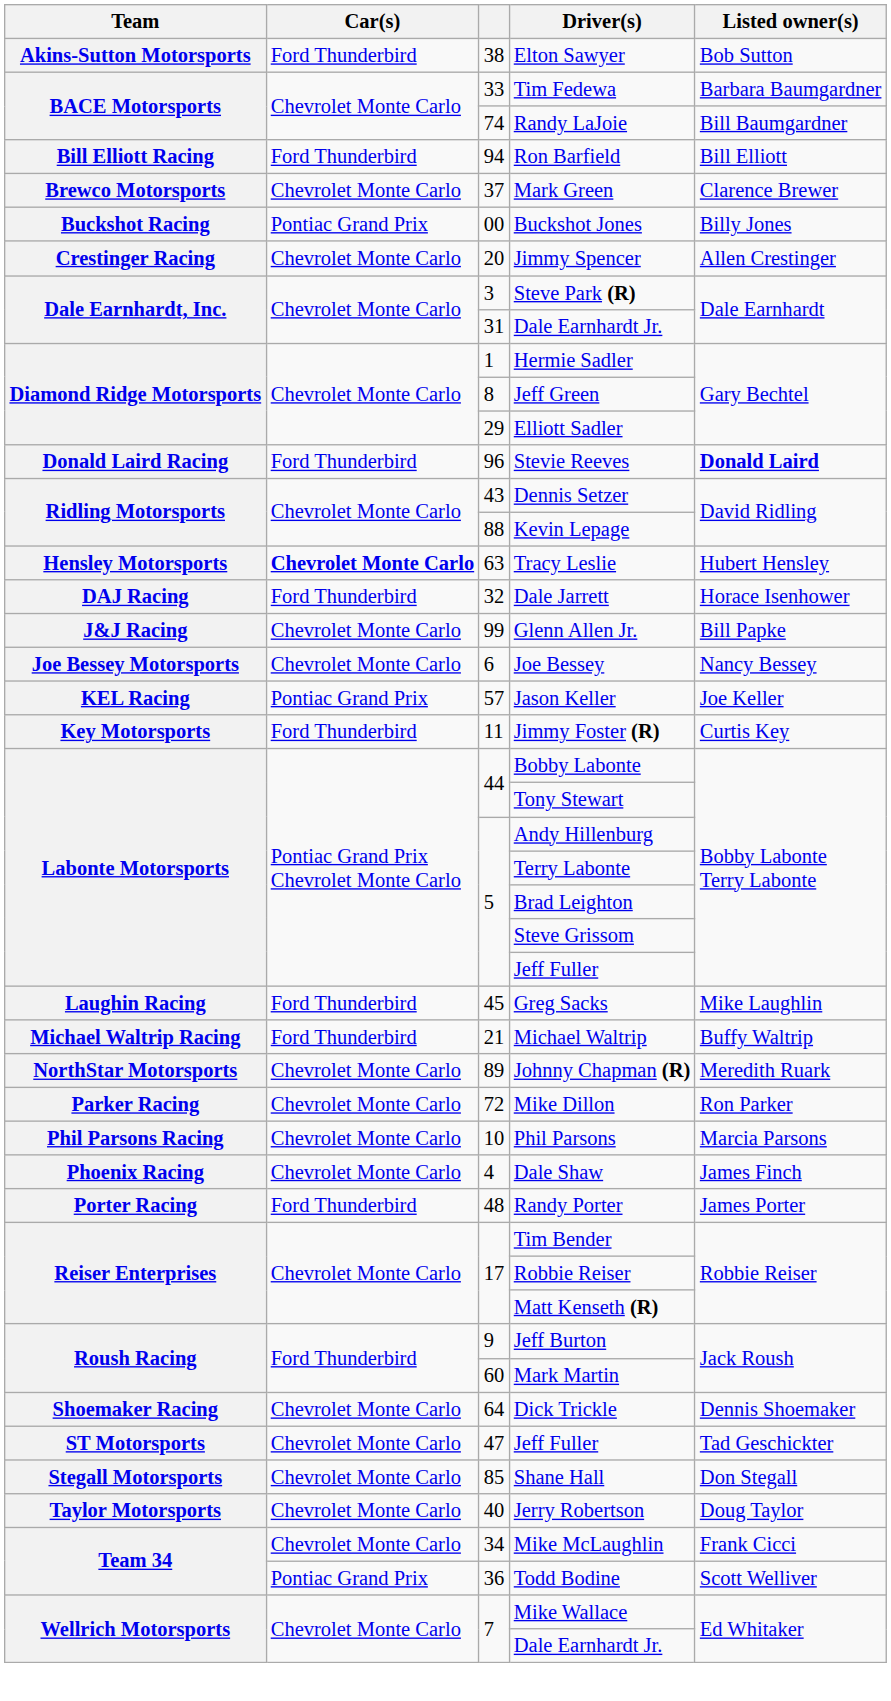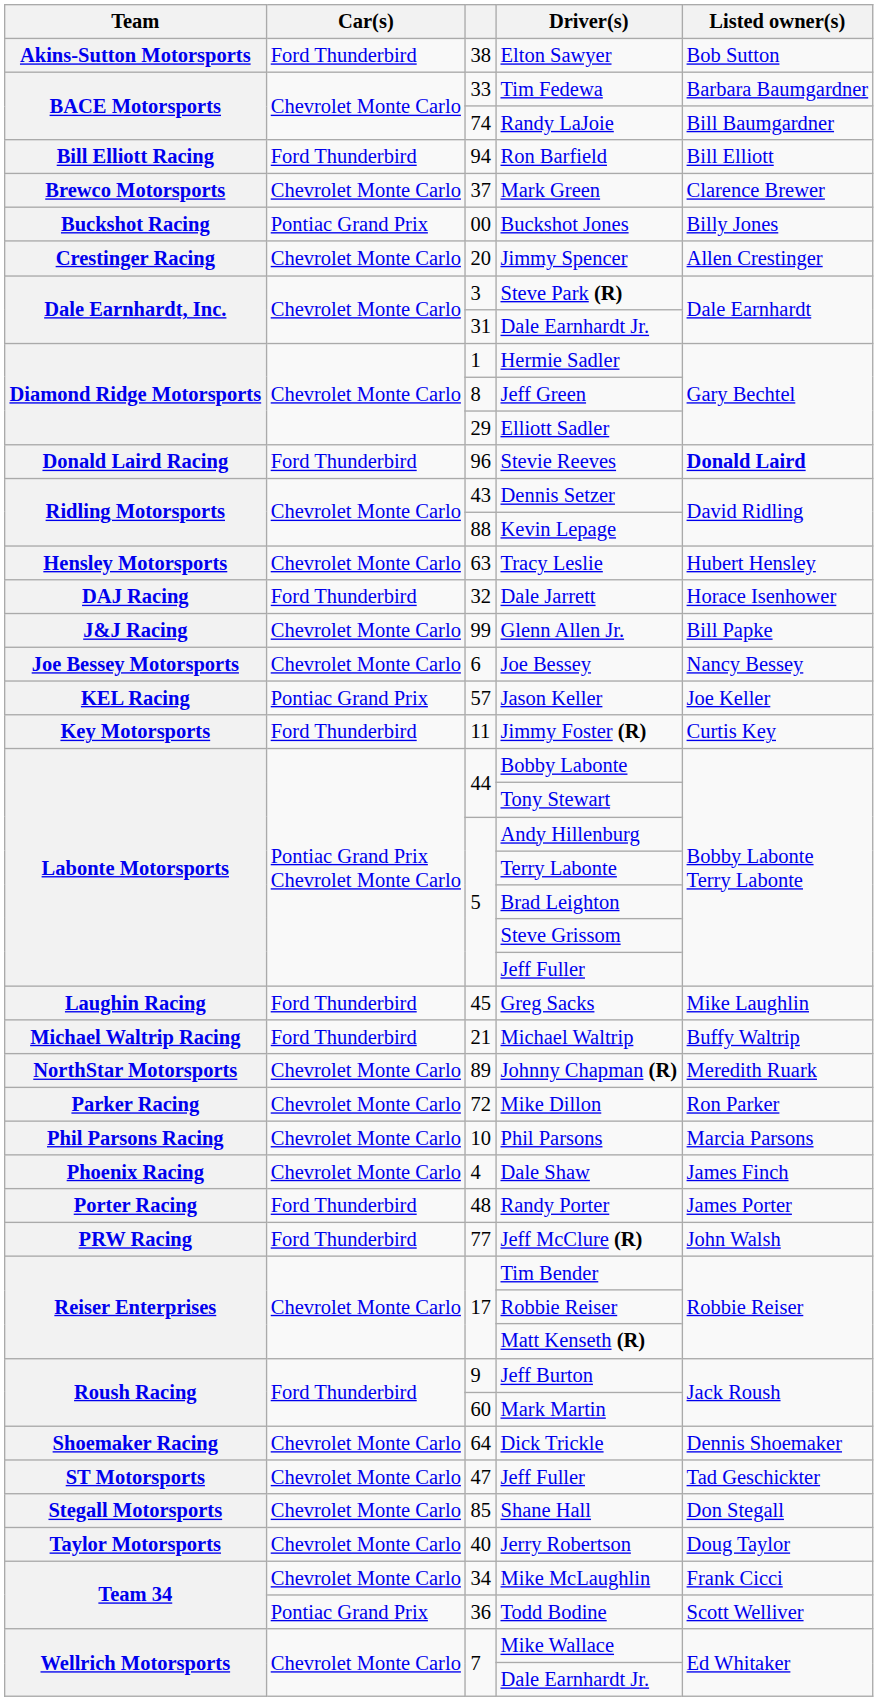(372, 562) bold -> (366, 562) normal
+ row: (481, 1239)
